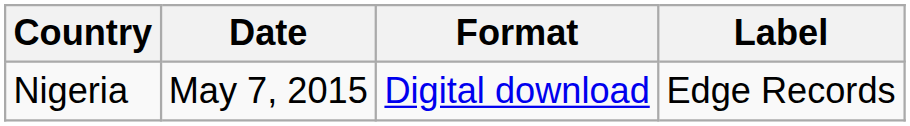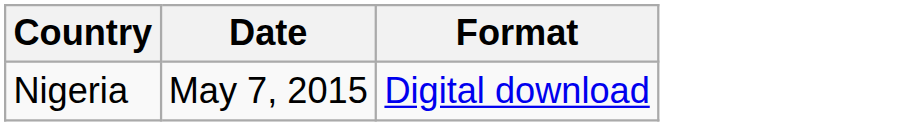- column: (781, 33)
